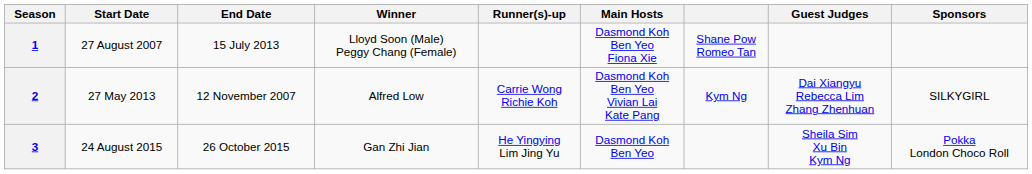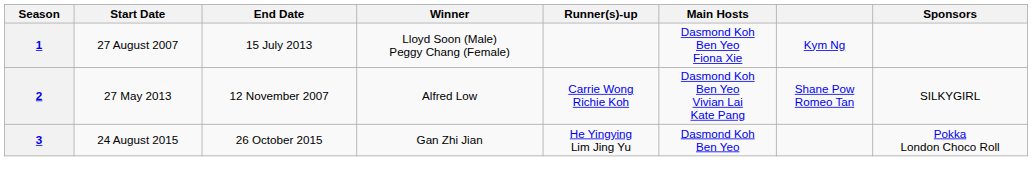- column: (830, 14)
(726, 45) Shane Pow Romeo Tan -> (825, 45) Kym Ng
(726, 96) Kym Ng -> (825, 96) Shane Pow Romeo Tan
